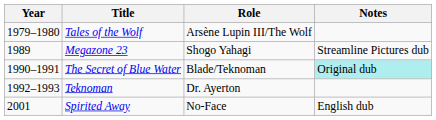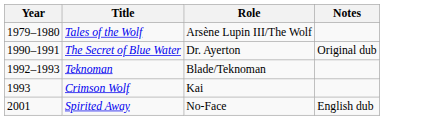- row: (96, 50)
(226, 69) Blade/Teknoman -> (213, 50) Dr. Ayerton
(347, 69) paleturquoise background -> (347, 50) no background
(213, 87) Dr. Ayerton -> (226, 69) Blade/Teknoman
+ row: (97, 87)
